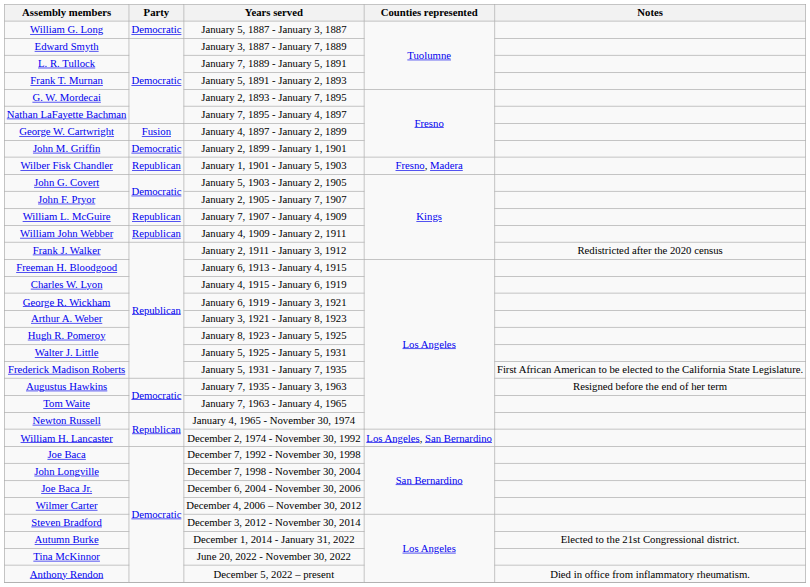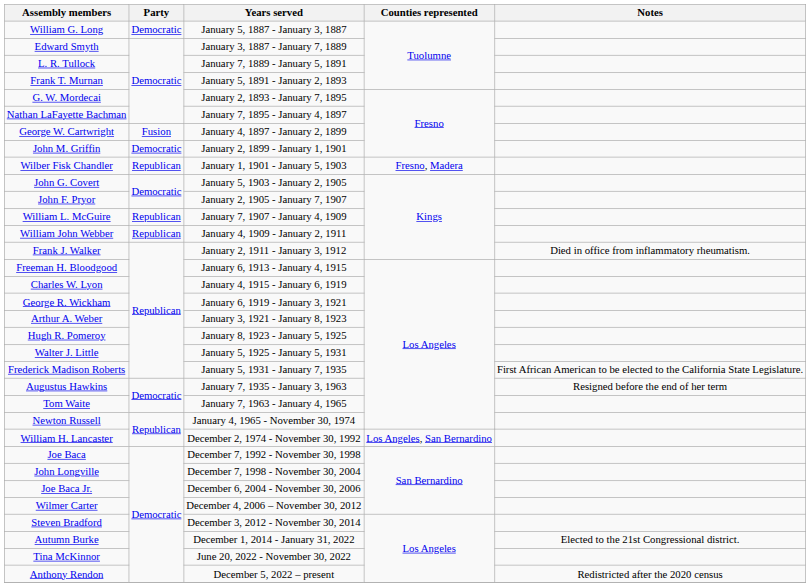(650, 251) Redistricted after the 2020 census -> (650, 251) Died in office from inflammatory rheumatism.
(650, 574) Died in office from inflammatory rheumatism. -> (650, 574) Redistricted after the 2020 census
